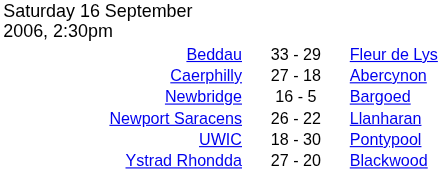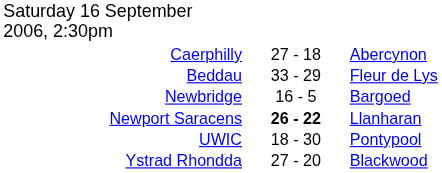rows swapped: (214, 54) <-> (206, 76)
(296, 118) normal -> (296, 118) bold
